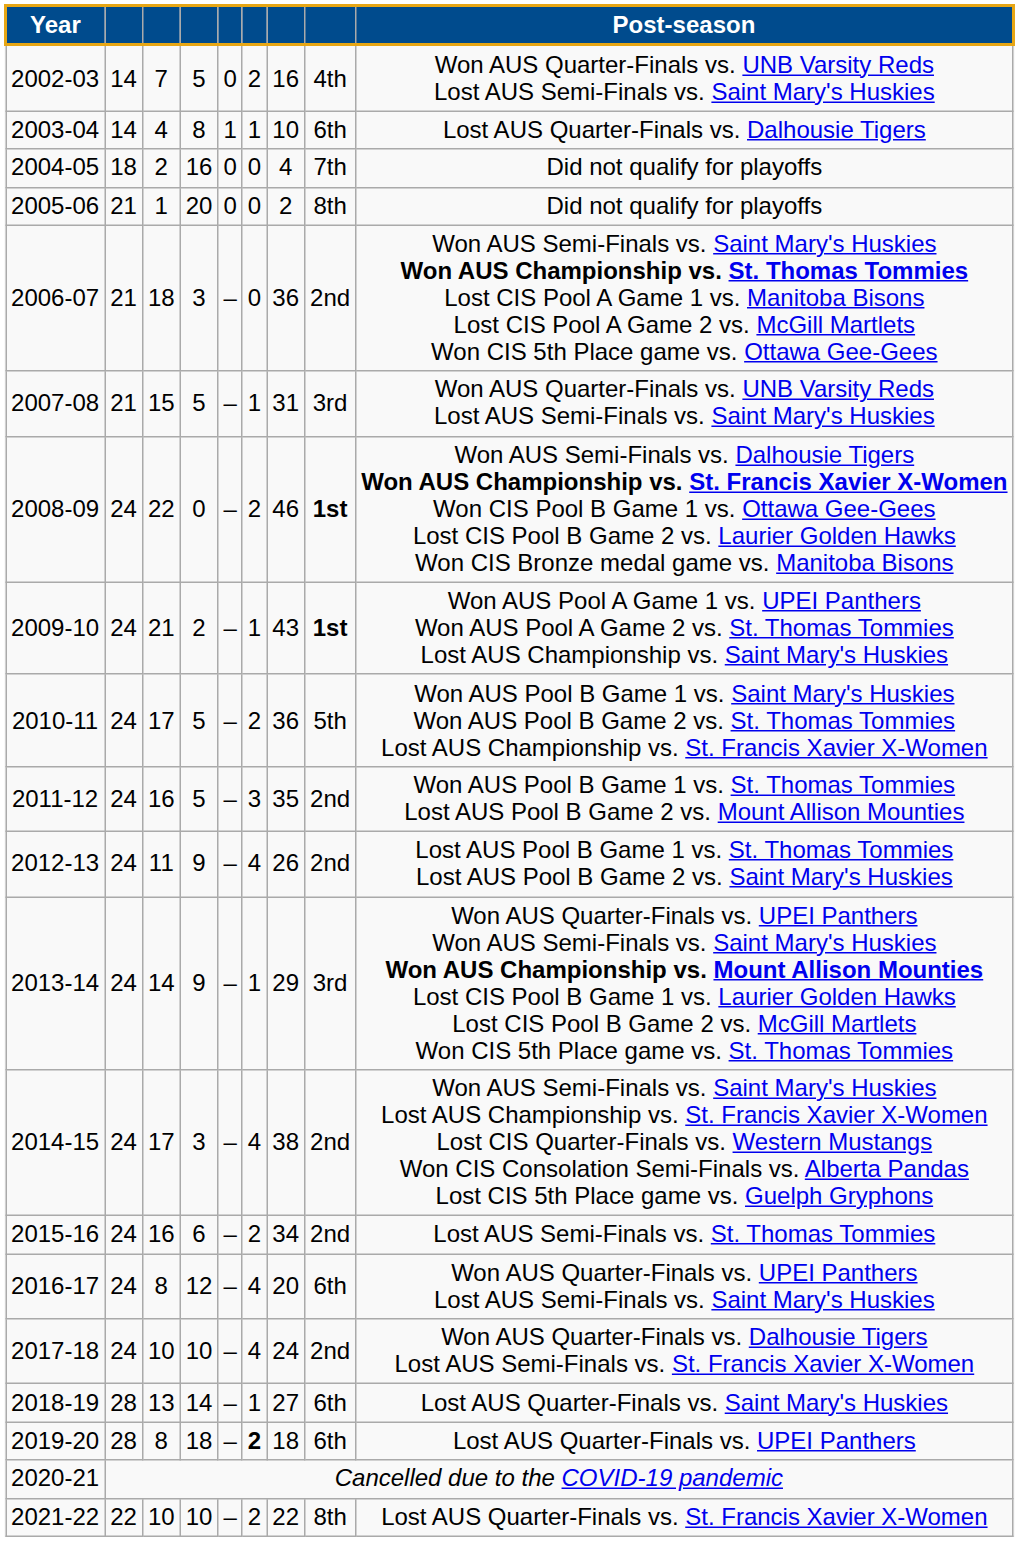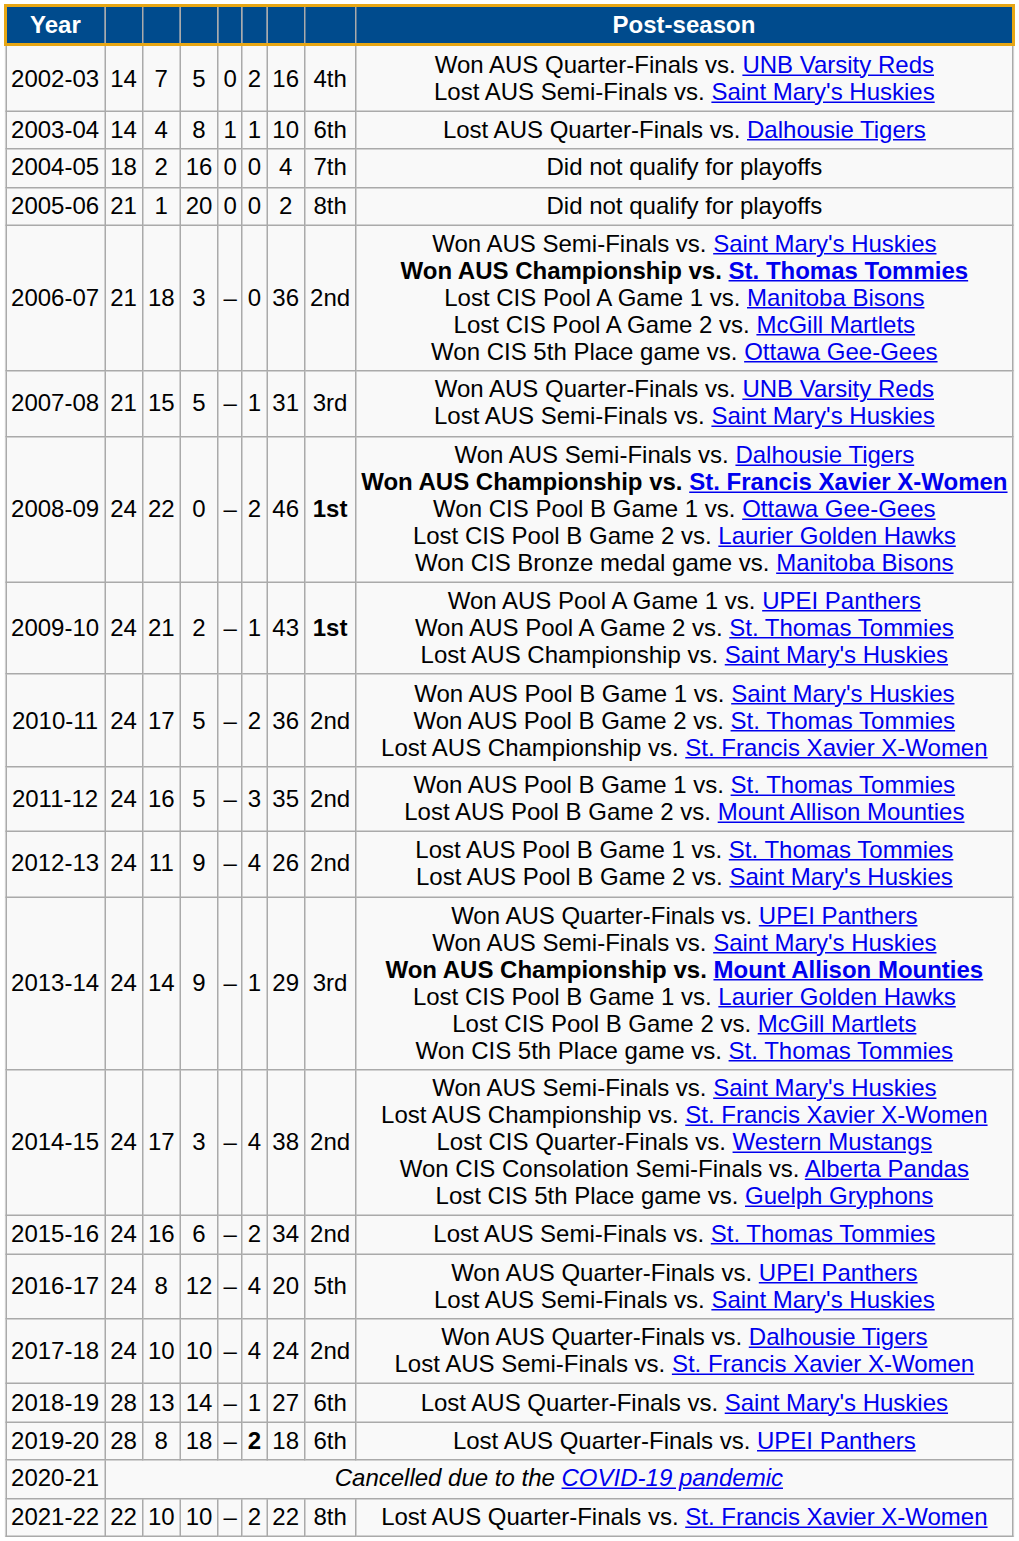(330, 720) 5th -> (330, 720) 2nd
(330, 1285) 6th -> (330, 1285) 5th
